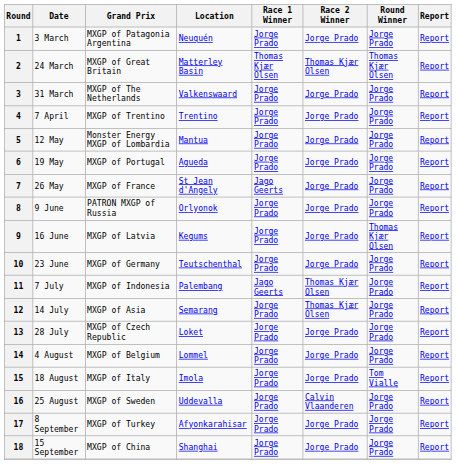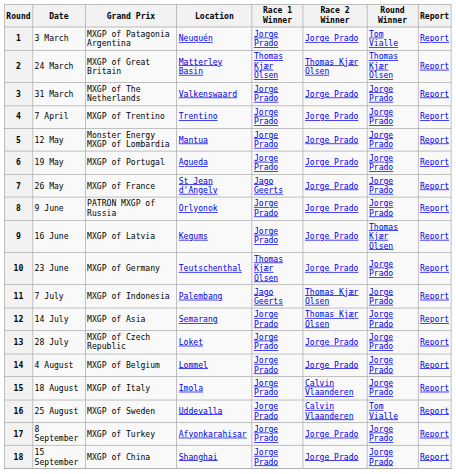(381, 39) Jorge Prado -> (383, 39) Tom Vialle
(266, 264) Jorge Prado -> (269, 269) Thomas Kjær Olsen
(332, 379) Jorge Prado -> (329, 388) Calvin Vlaanderen
(383, 379) Tom Vialle -> (381, 388) Jorge Prado
(381, 402) Jorge Prado -> (383, 411) Tom Vialle
